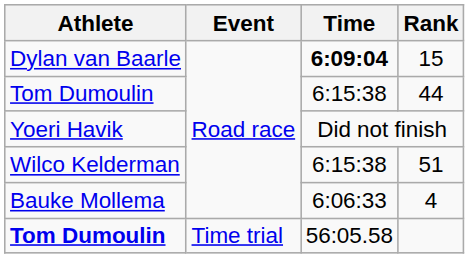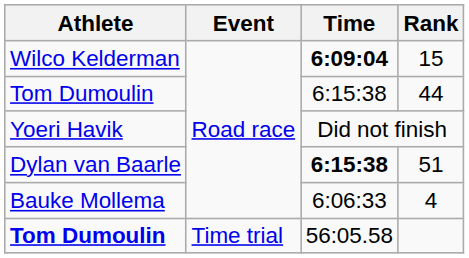(96, 58) Dylan van Baarle -> (95, 58) Wilco Kelderman
(95, 165) Wilco Kelderman -> (96, 165) Dylan van Baarle
(349, 165) normal -> (349, 165) bold
